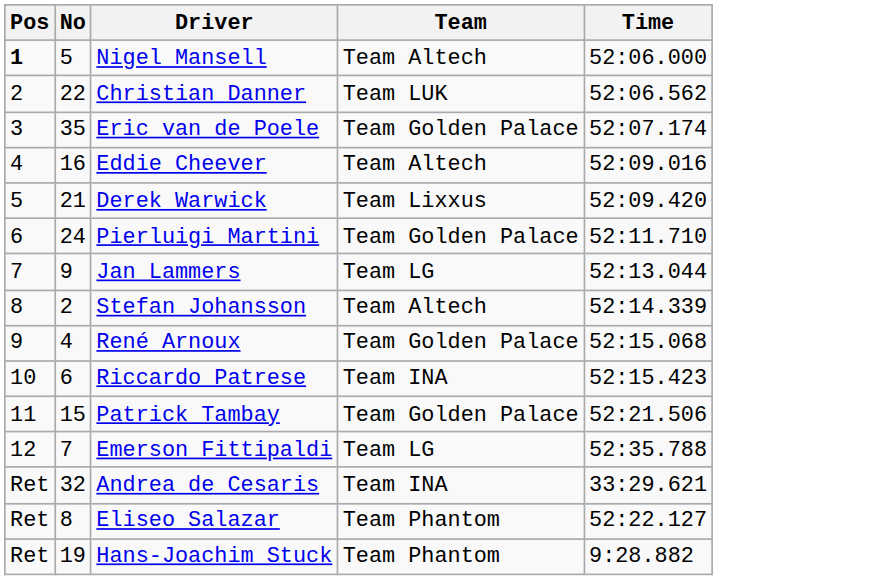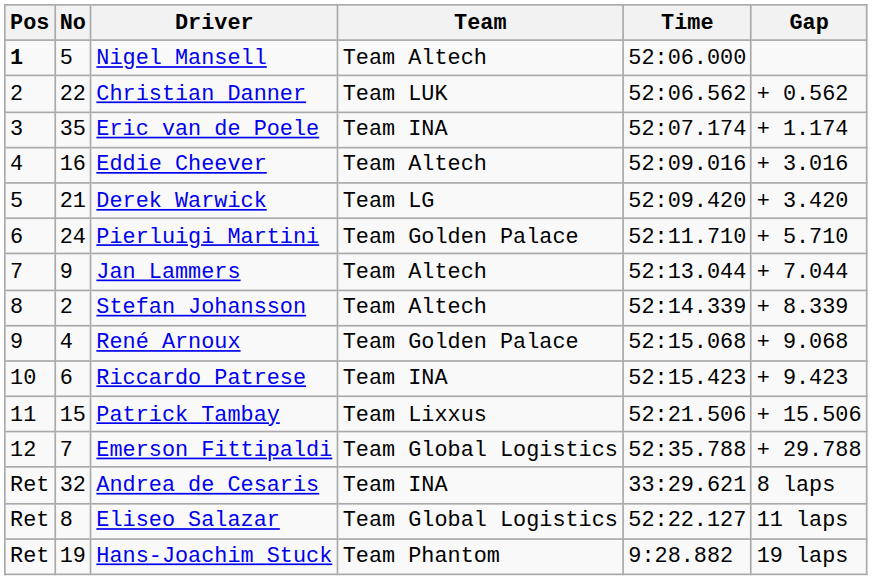+ column: (809, 23)
(461, 129) Team Golden Palace -> (395, 129) Team INA
(415, 201) Team Lixxus -> (389, 201) Team LG
(389, 272) Team LG -> (415, 272) Team Altech
(461, 414) Team Golden Palace -> (415, 414) Team Lixxus
(389, 450) Team LG -> (480, 450) Team Global Logistics
(421, 521) Team Phantom -> (480, 521) Team Global Logistics
